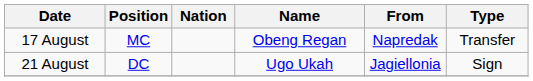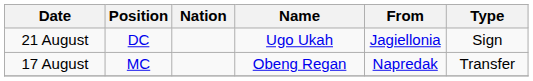rows swapped: (55, 40) <-> (55, 64)
